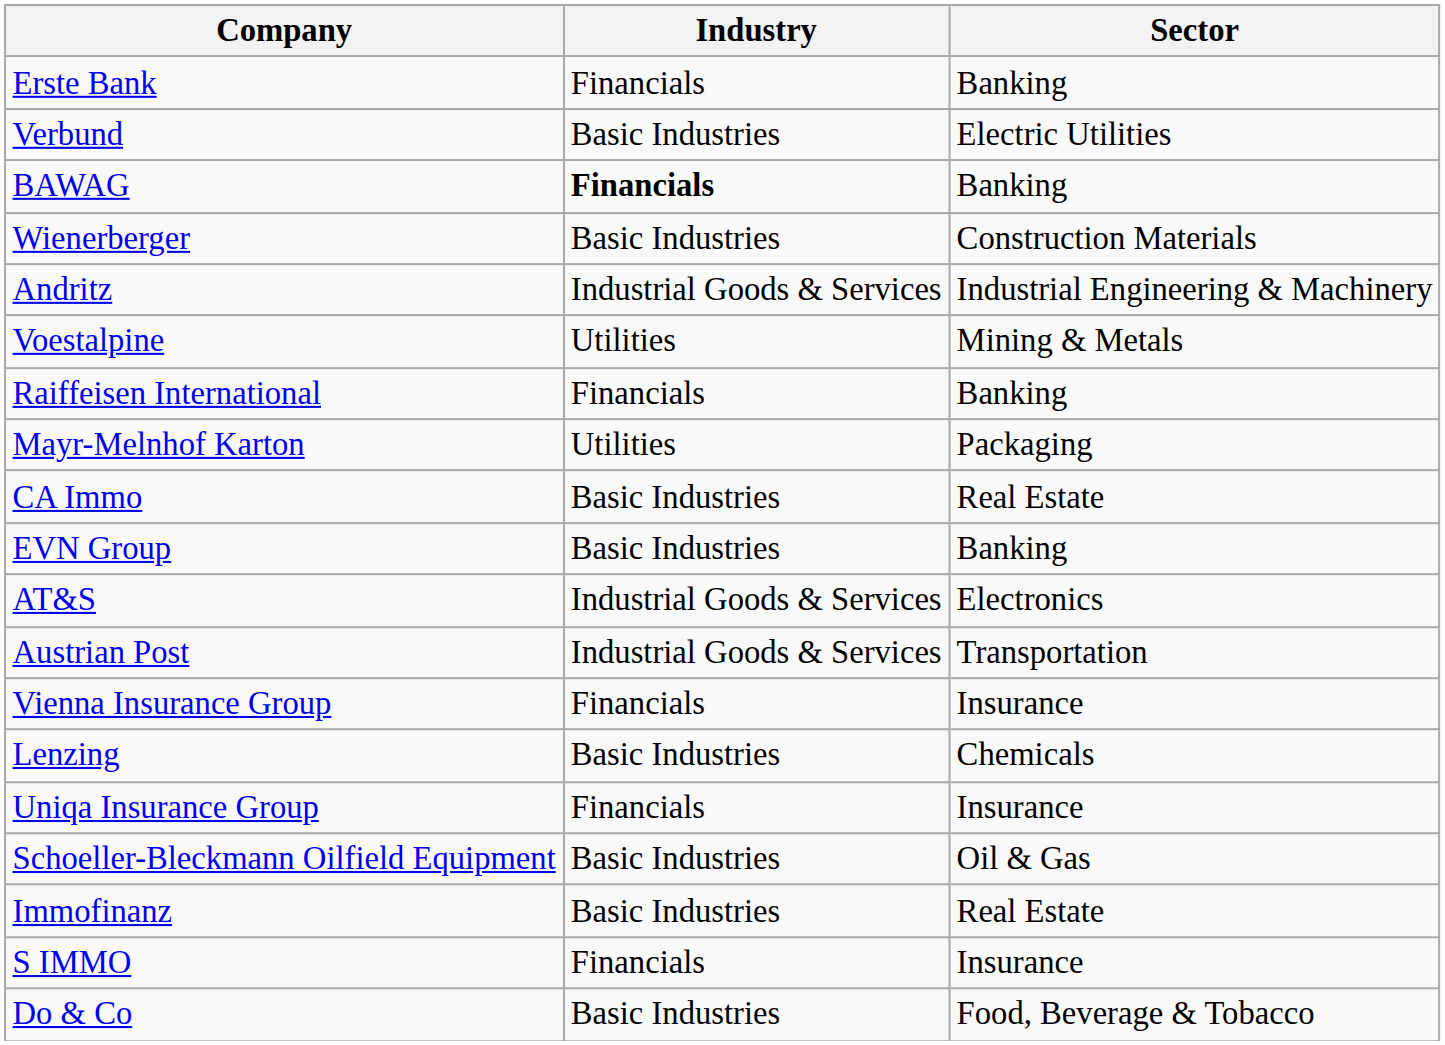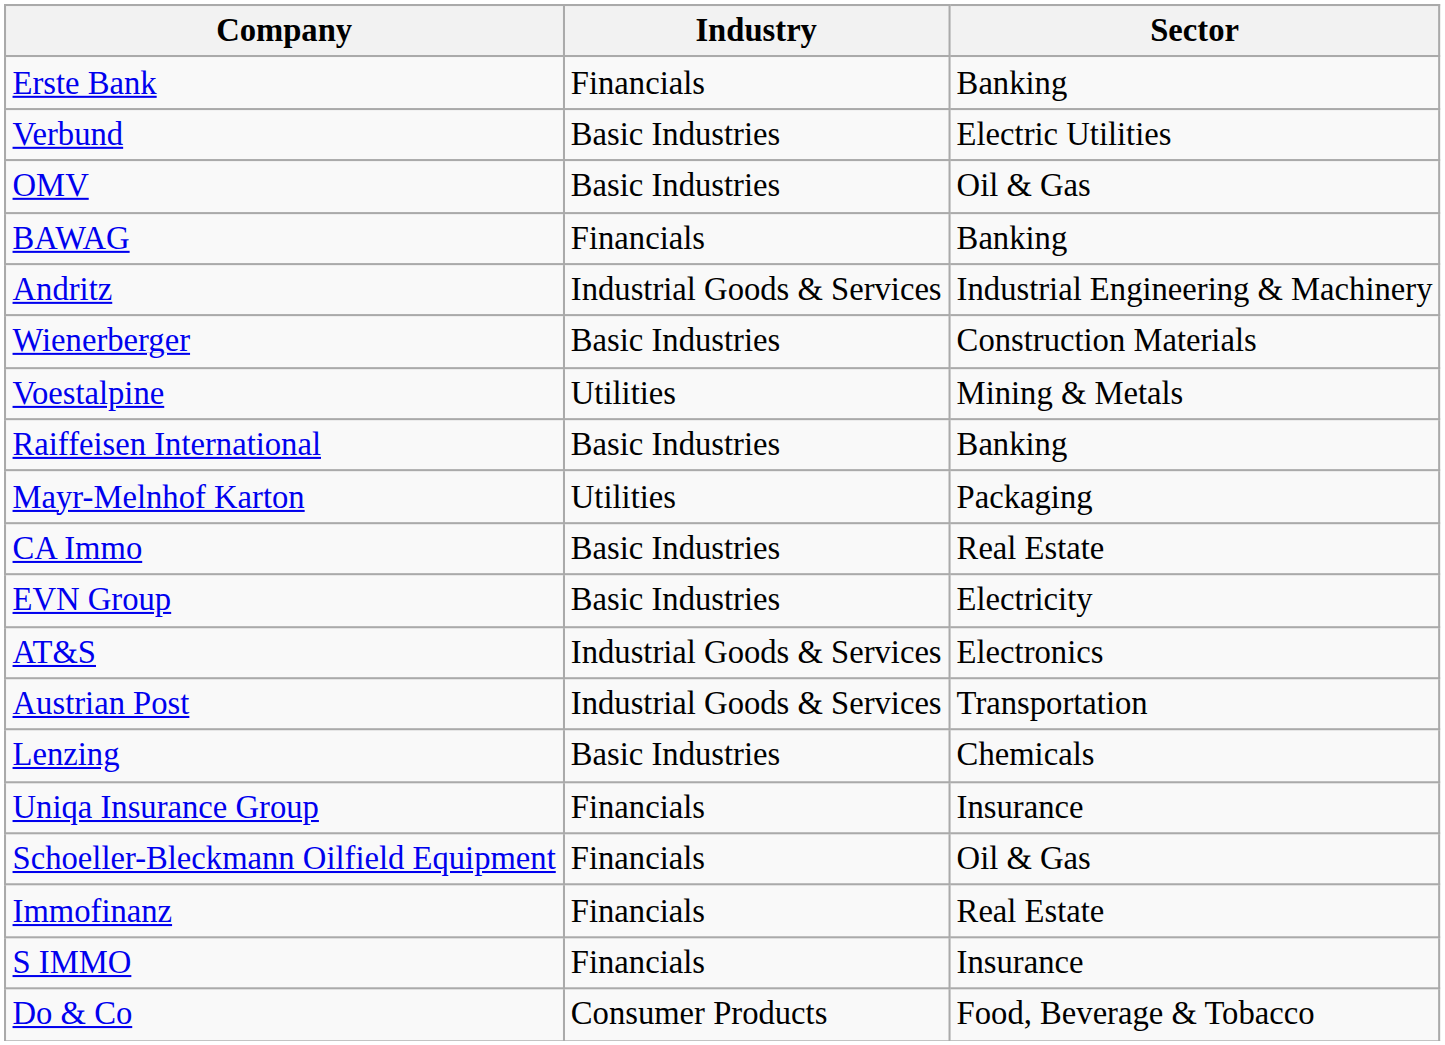+ row: (51, 185)
(642, 185) bold -> (638, 237) normal
rows swapped: (62, 289) <-> (101, 237)
(638, 392) Financials -> (676, 444) Basic Industries
(1012, 548) Banking -> (1025, 599) Electricity
- row: (172, 703)
(676, 858) Basic Industries -> (638, 858) Financials
(676, 910) Basic Industries -> (638, 910) Financials
(676, 1013) Basic Industries -> (699, 1013) Consumer Products
